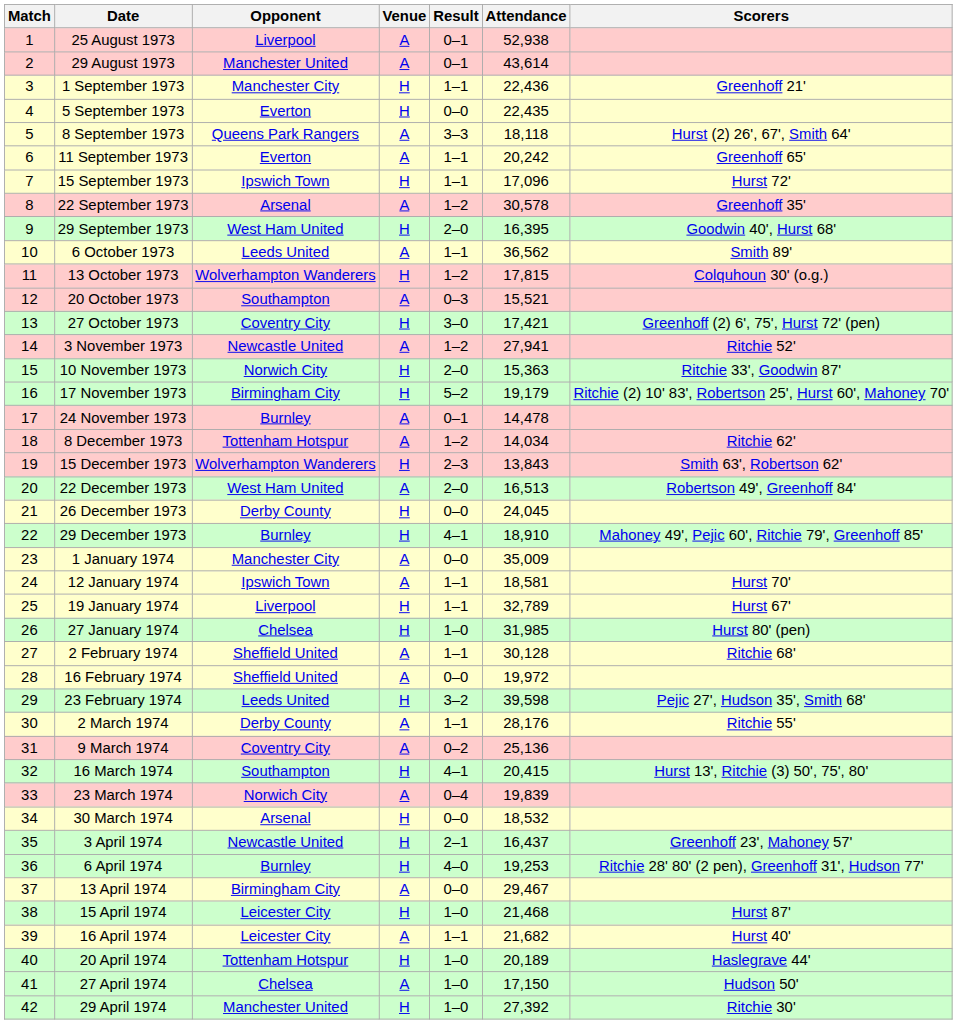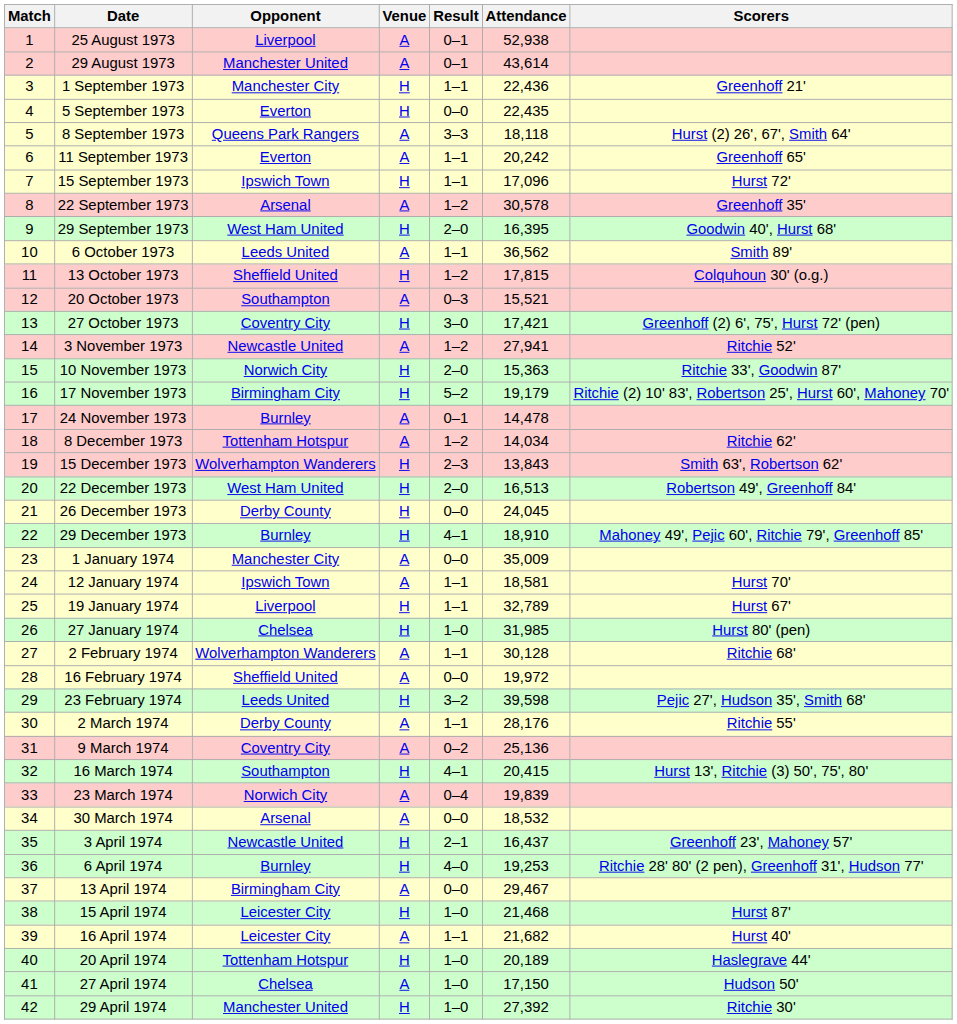(285, 275) Wolverhampton Wanderers -> (285, 275) Sheffield United
(404, 488) A -> (404, 488) H
(285, 653) Sheffield United -> (285, 653) Wolverhampton Wanderers
(404, 818) H -> (404, 818) A
